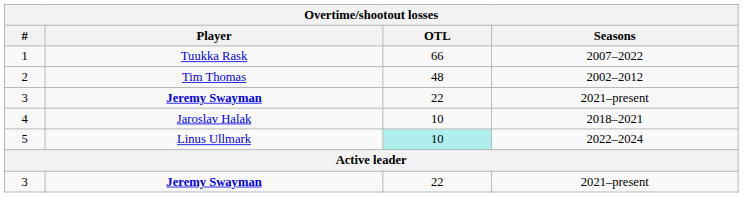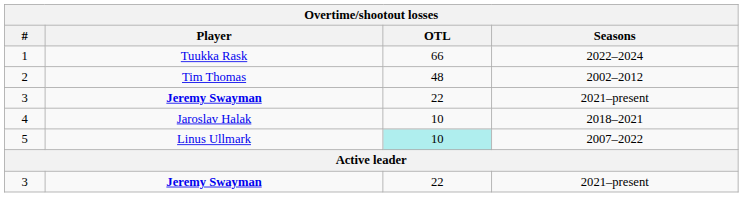(615, 56) 2007–2022 -> (615, 56) 2022–2024
(615, 139) 2022–2024 -> (615, 139) 2007–2022
